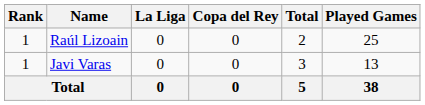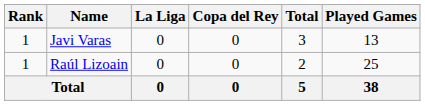rows swapped: (81, 64) <-> (89, 40)
